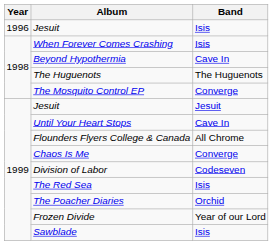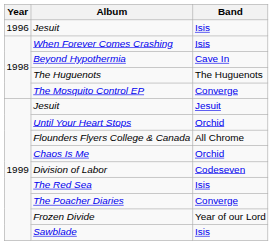(212, 122) Cave In -> (210, 122) Orchid
(216, 153) Converge -> (210, 153) Orchid
(210, 201) Orchid -> (216, 201) Converge
